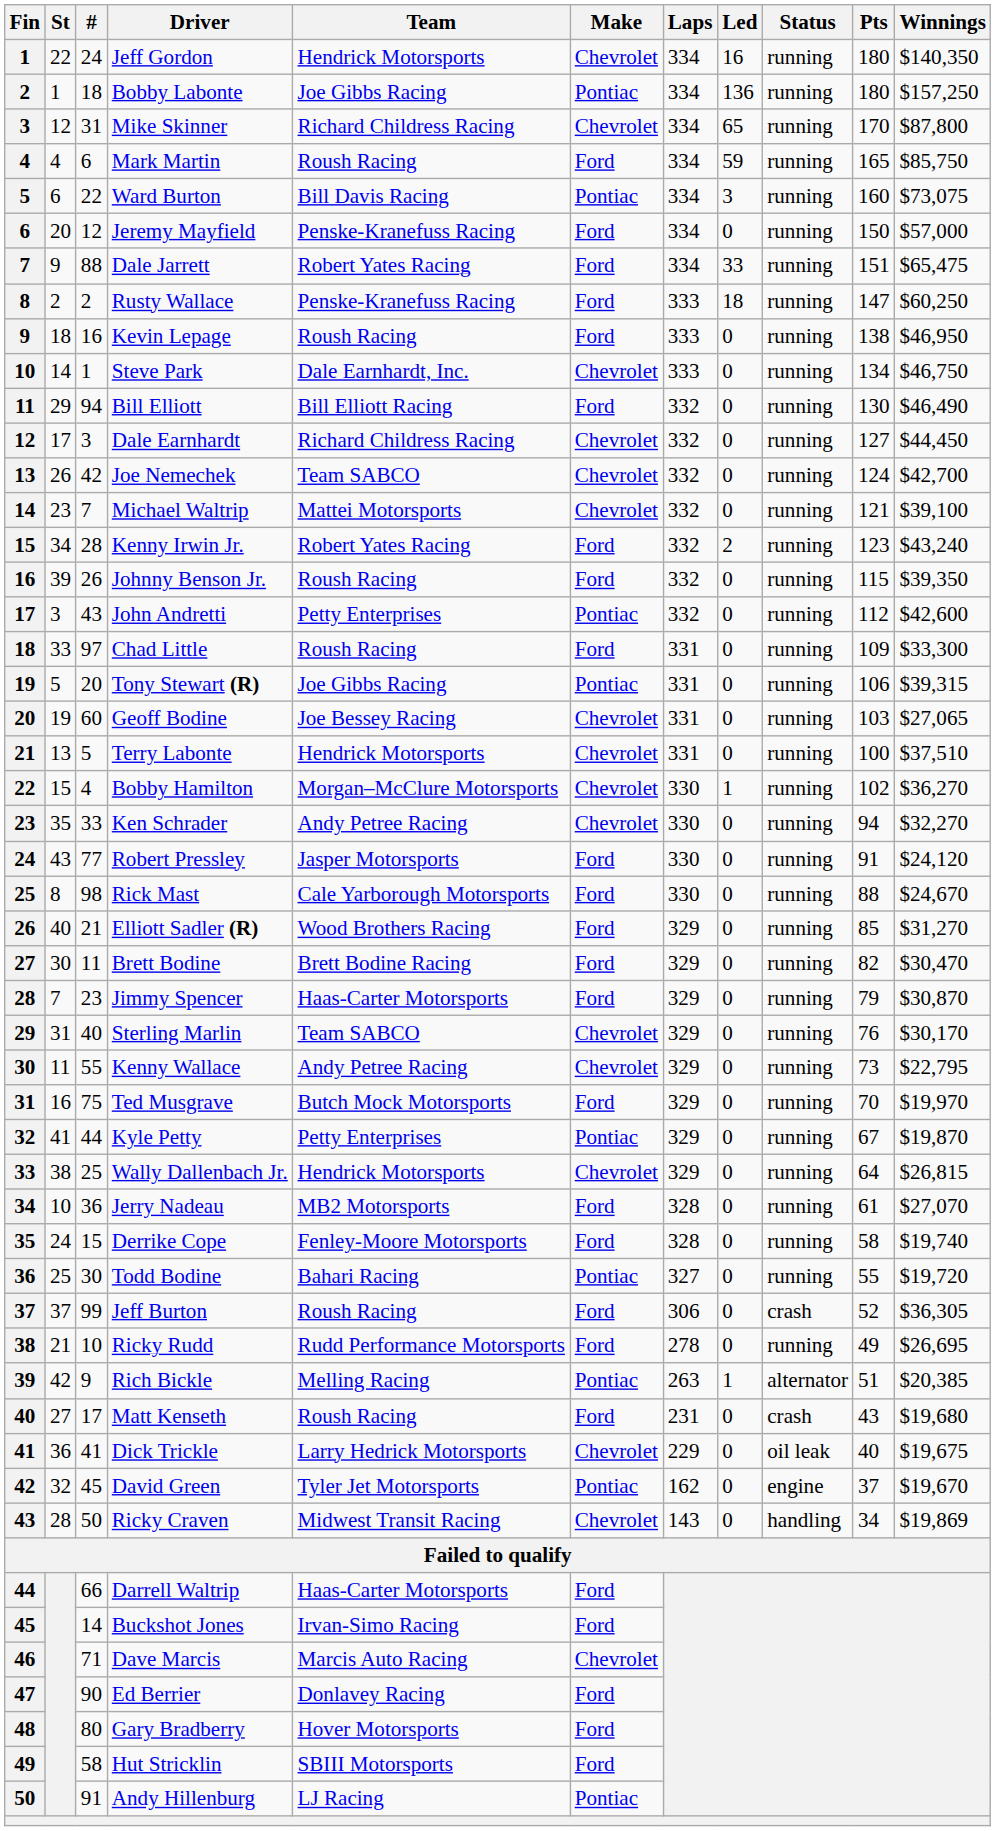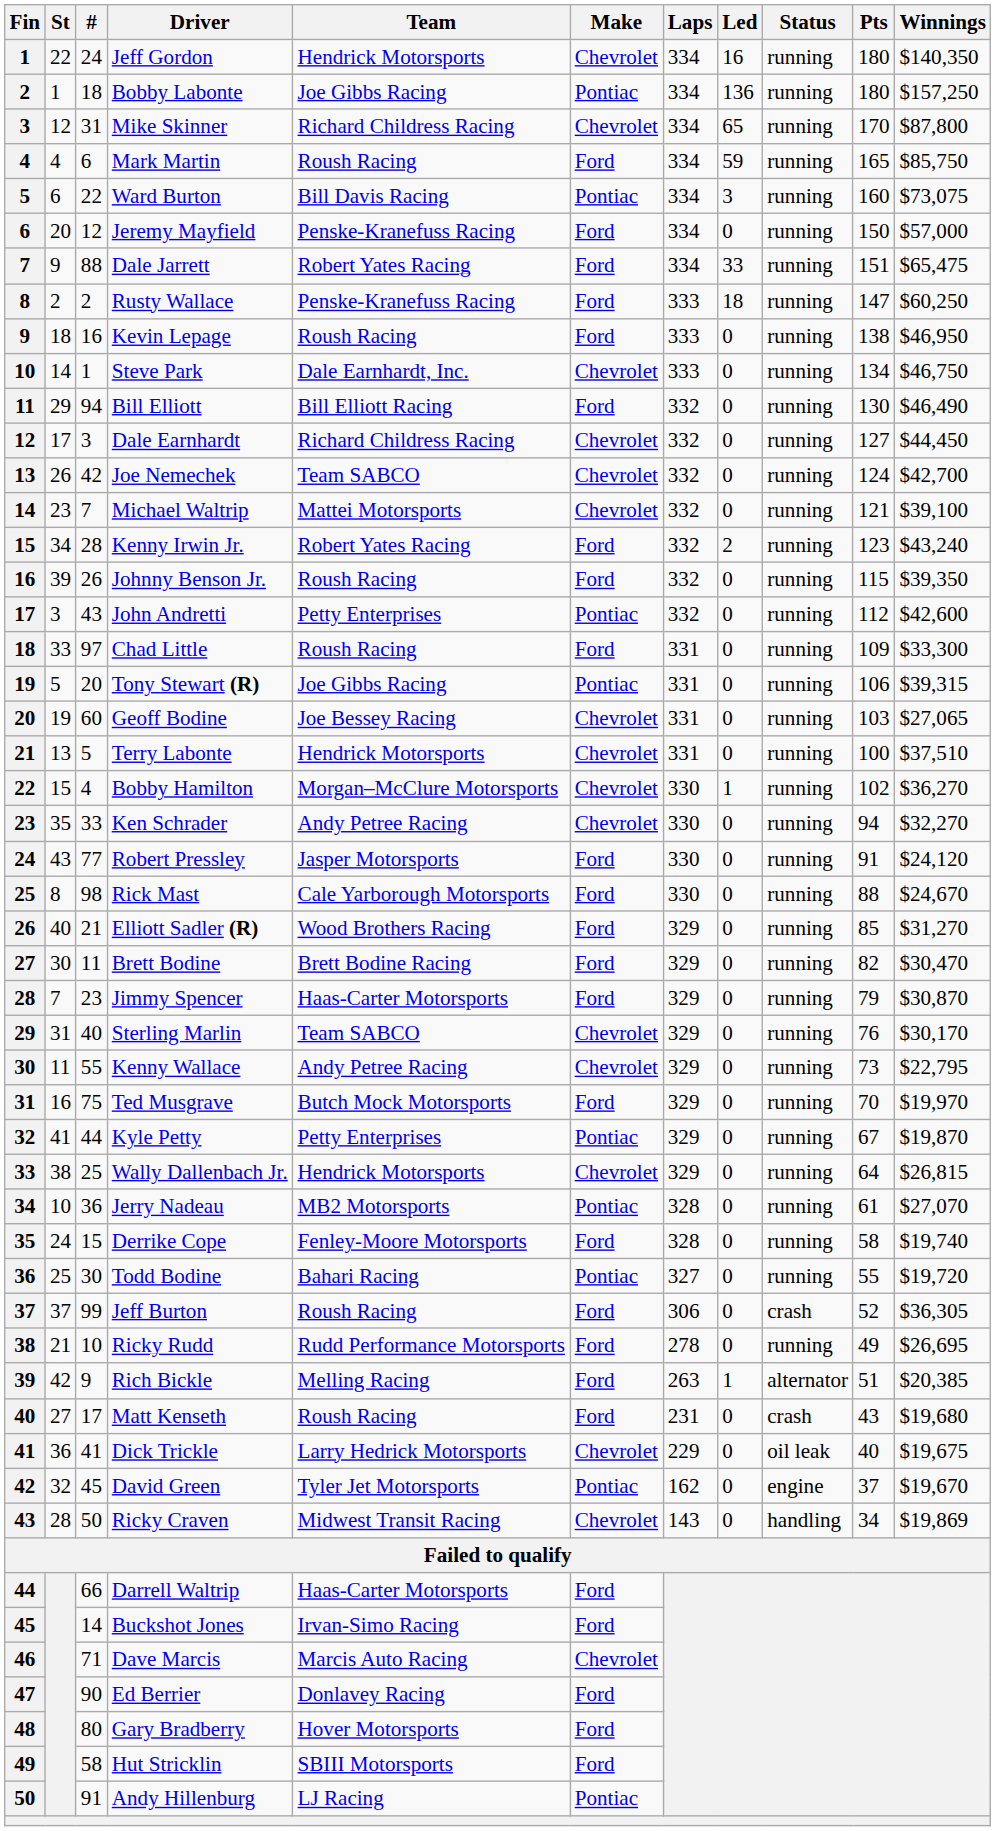(595, 1206) Ford -> (606, 1206) Pontiac
(606, 1380) Pontiac -> (595, 1380) Ford
